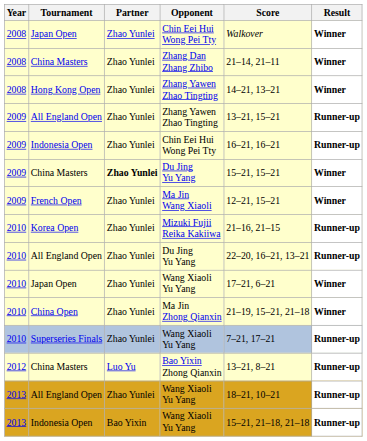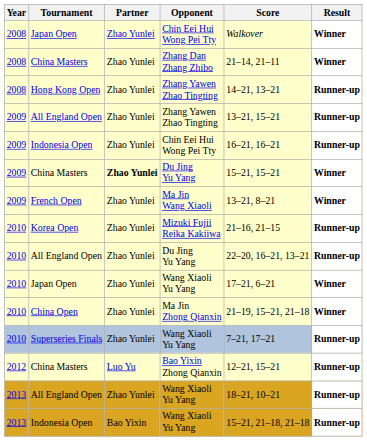(330, 90) Winner -> (337, 90) Runner-up
(253, 201) 12–21, 15–21 -> (251, 201) 13–21, 8–21
(251, 367) 13–21, 8–21 -> (253, 367) 12–21, 15–21
